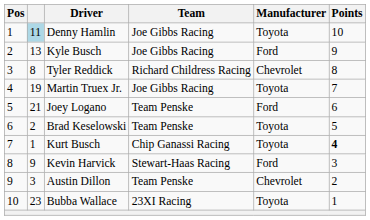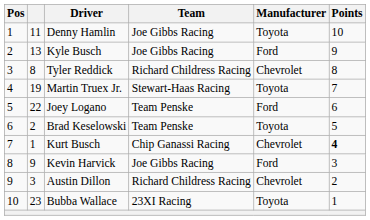(35, 32) lightblue background -> (35, 32) no background
(173, 88) Joe Gibbs Racing -> (181, 88) Stewart-Haas Racing
(36, 106) 21 -> (36, 106) 22
(272, 144) Toyota -> (279, 144) Chevrolet
(181, 162) Stewart-Haas Racing -> (173, 162) Joe Gibbs Racing
(162, 181) Team Penske -> (191, 181) Richard Childress Racing
